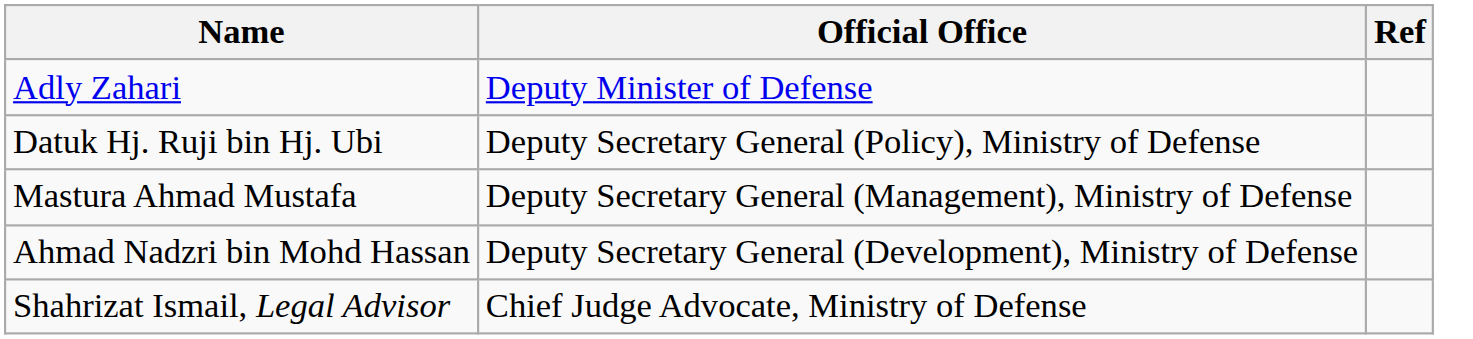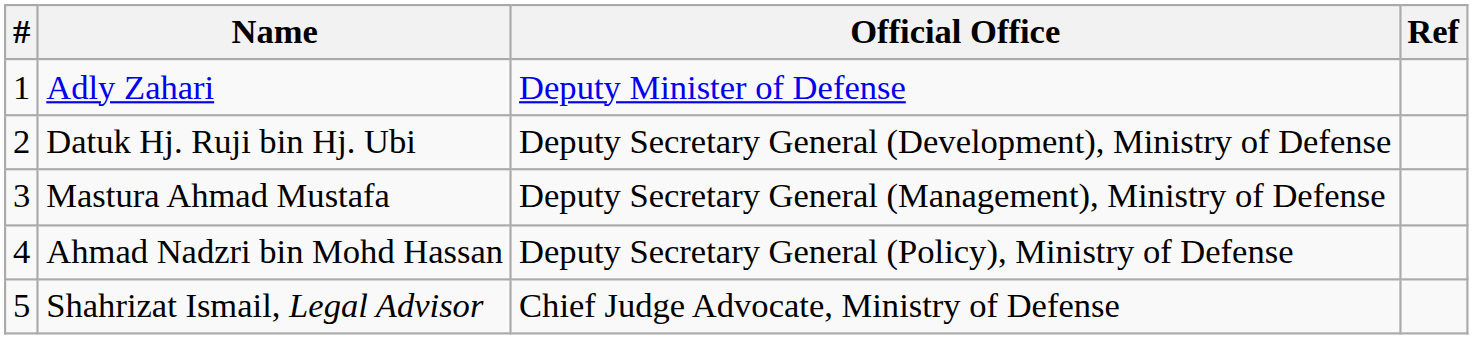+ column: (22, 31)
(873, 141) Deputy Secretary General (Policy), Ministry of Defense -> (955, 141) Deputy Secretary General (Development), Ministry of Defense
(922, 251) Deputy Secretary General (Development), Ministry of Defense -> (906, 251) Deputy Secretary General (Policy), Ministry of Defense
